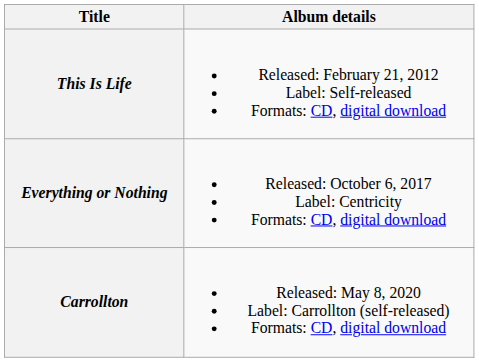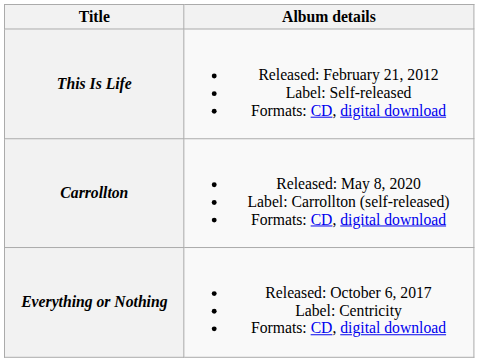rows swapped: (94, 193) <-> (94, 302)
